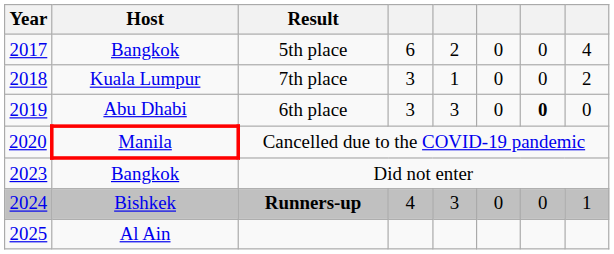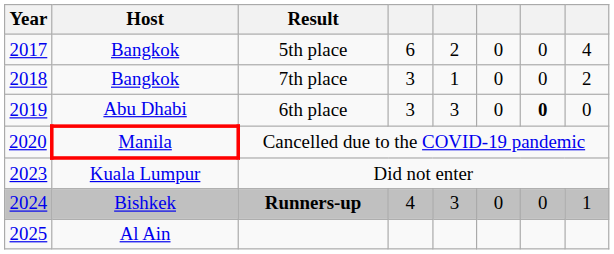(145, 79) Kuala Lumpur -> (145, 79) Bangkok
(145, 173) Bangkok -> (145, 173) Kuala Lumpur
